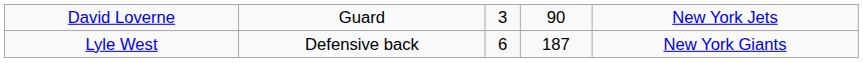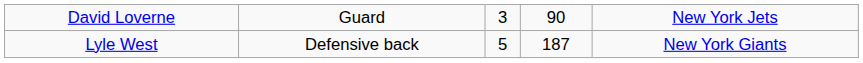(503, 44) 6 -> (503, 44) 5
